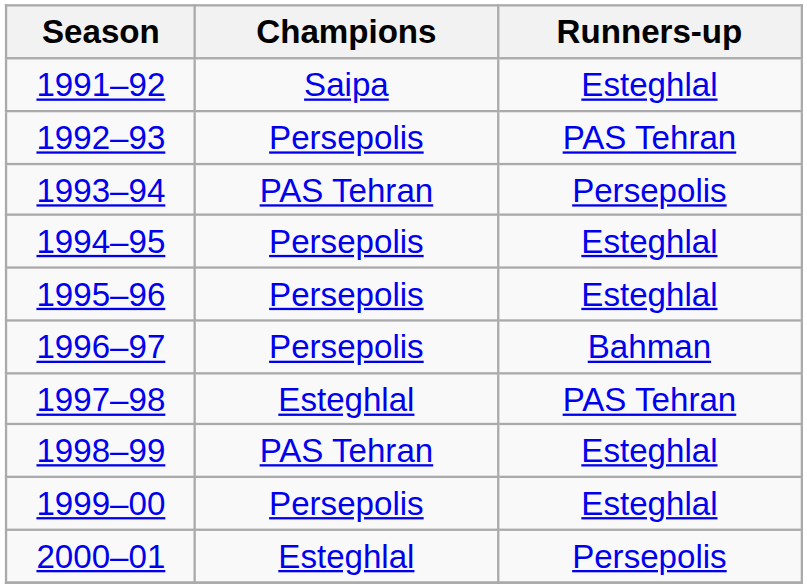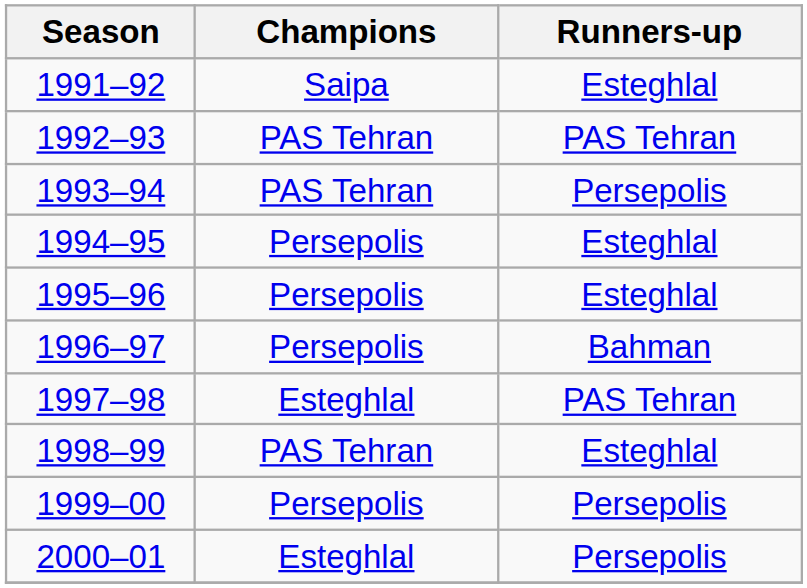(346, 137) Persepolis -> (346, 137) PAS Tehran
(649, 503) Esteghlal -> (649, 503) Persepolis
